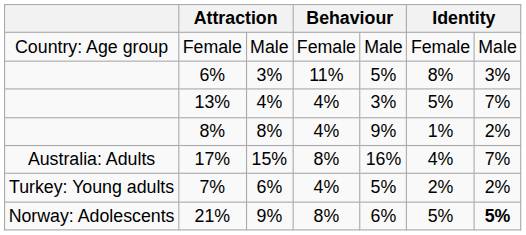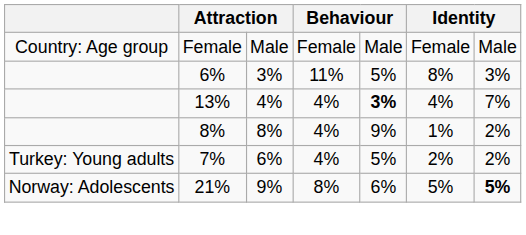(383, 103) normal -> (383, 103) bold
(440, 103) 5% -> (440, 103) 4%
- row: (212, 159)
